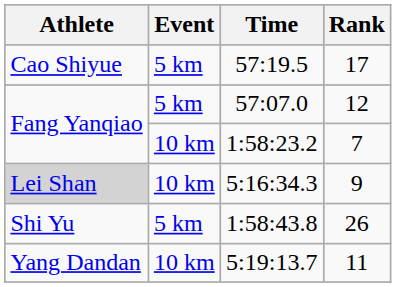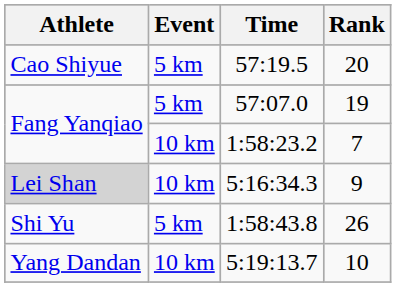(357, 64) 17 -> (357, 64) 20
(357, 104) 12 -> (357, 104) 19
(357, 262) 11 -> (357, 262) 10
